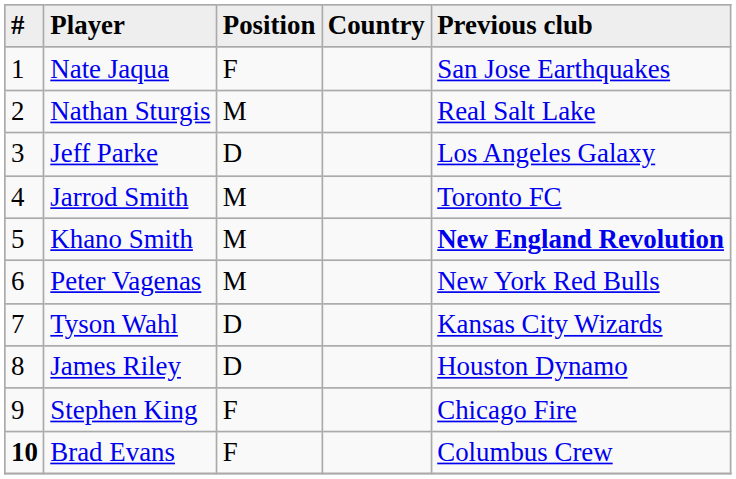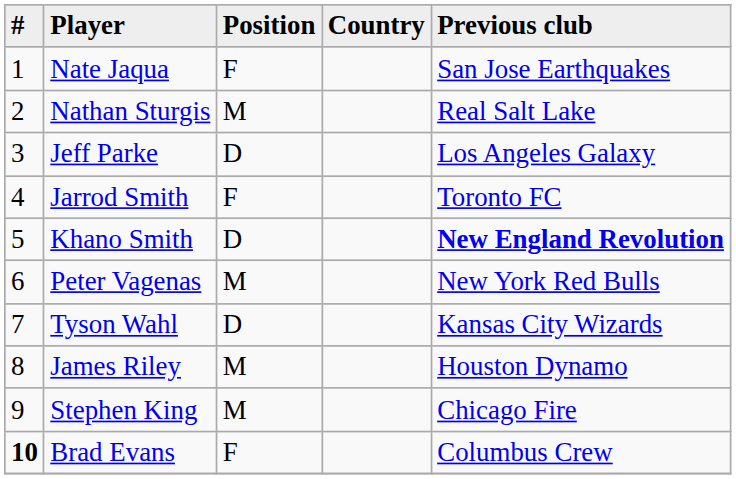(235, 196) M -> (230, 196) F
(235, 238) M -> (232, 238) D
(232, 366) D -> (235, 366) M
(230, 409) F -> (235, 409) M
